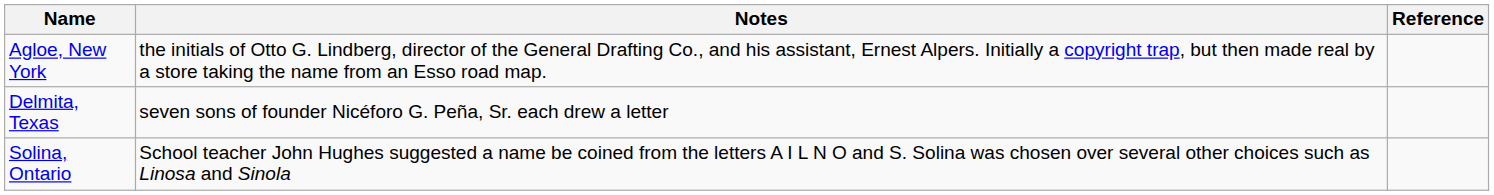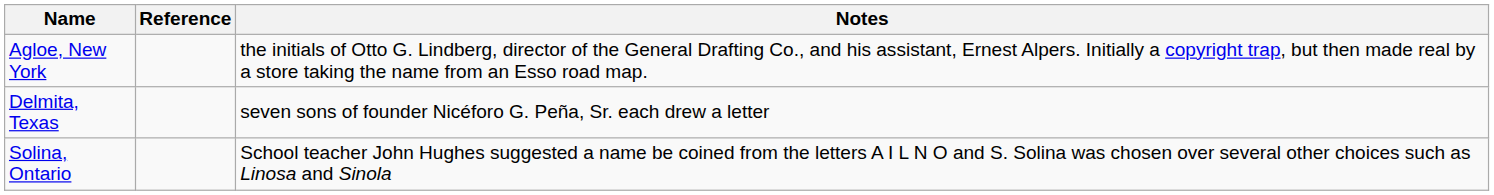columns swapped: (761, 19) <-> (1438, 19)
